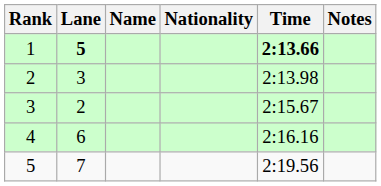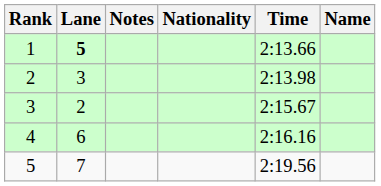columns swapped: (133, 19) <-> (350, 19)
(290, 48) bold -> (288, 48) normal
